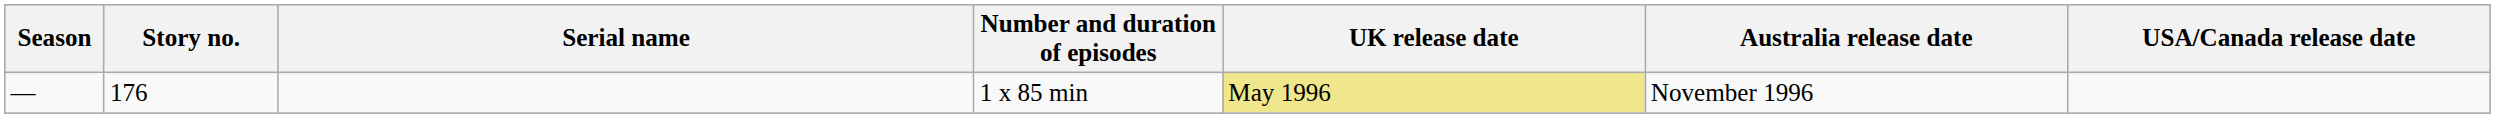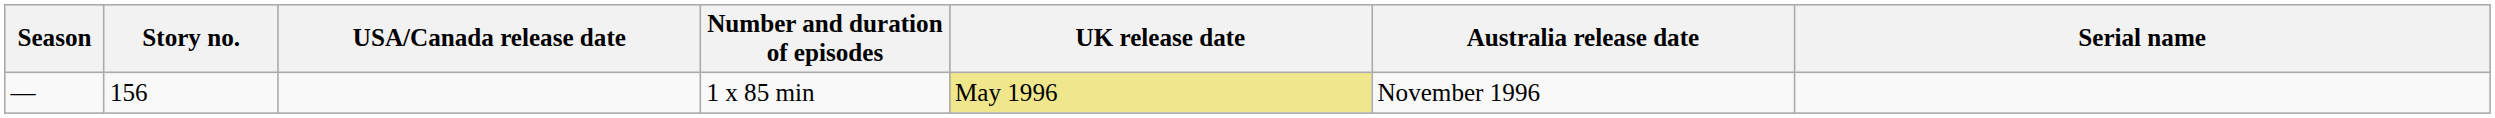columns swapped: (626, 38) <-> (2279, 38)
(129, 92) 176 -> (129, 92) 156
